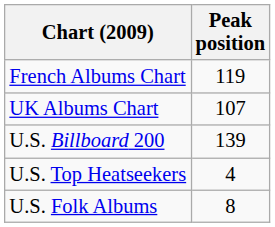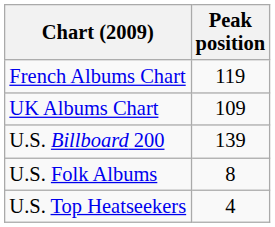(230, 108) 107 -> (230, 108) 109
rows swapped: (83, 206) <-> (98, 173)
